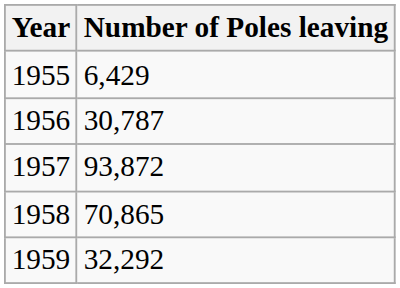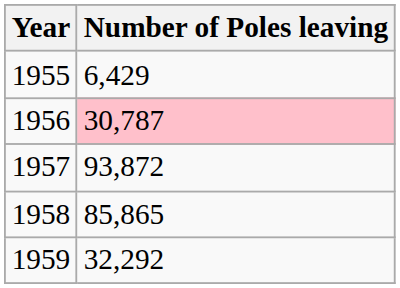(124, 120) no background -> (124, 120) pink background
(124, 213) 70,865 -> (124, 213) 85,865
